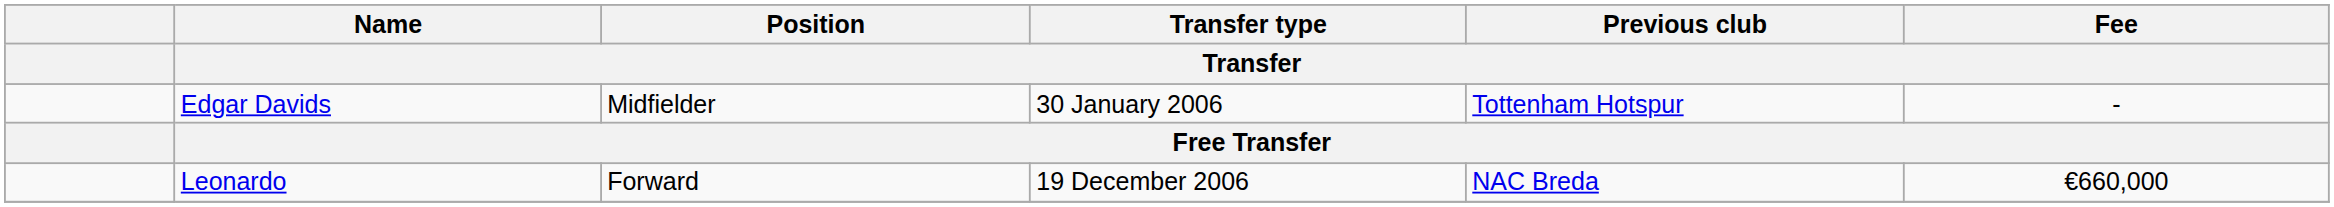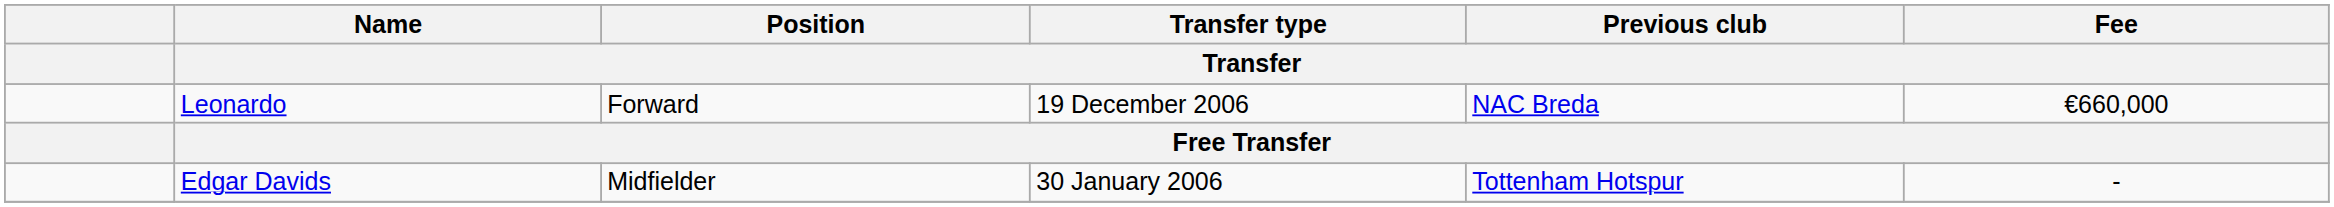rows swapped: (234, 182) <-> (256, 103)
